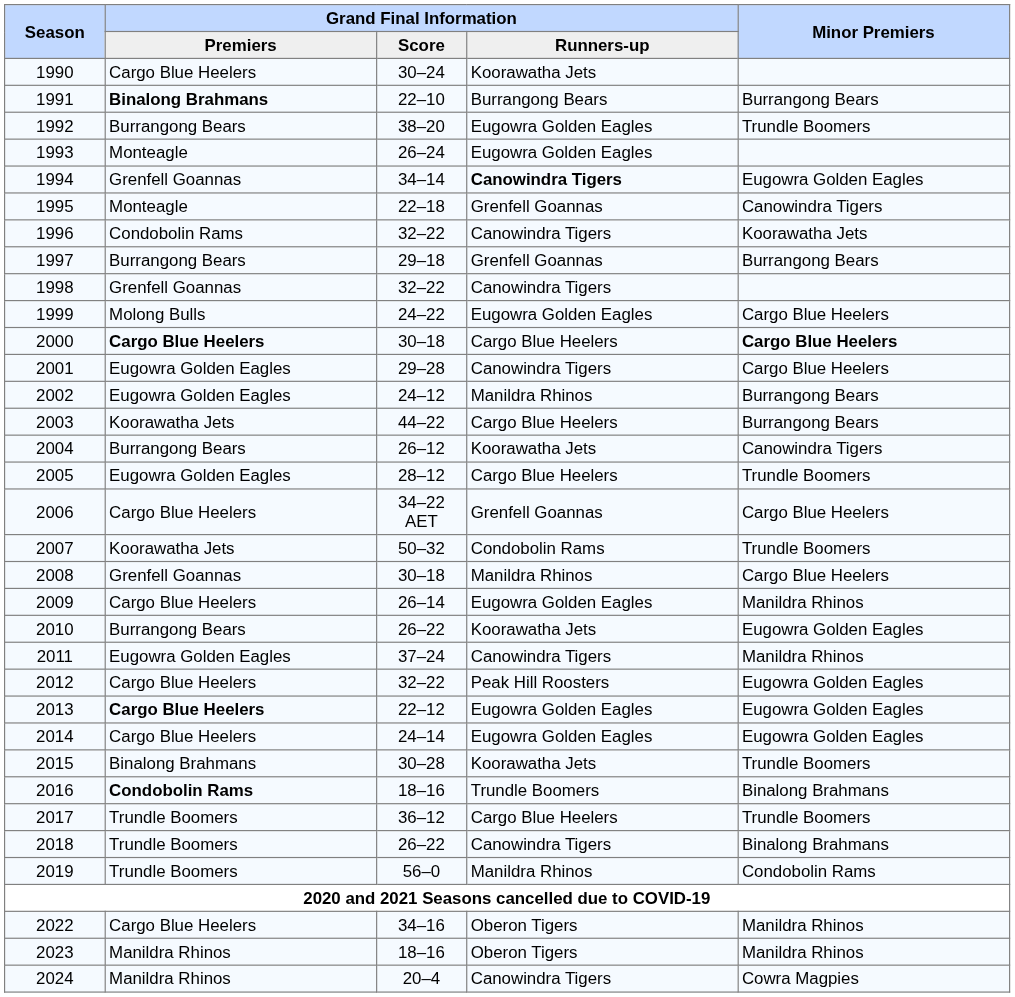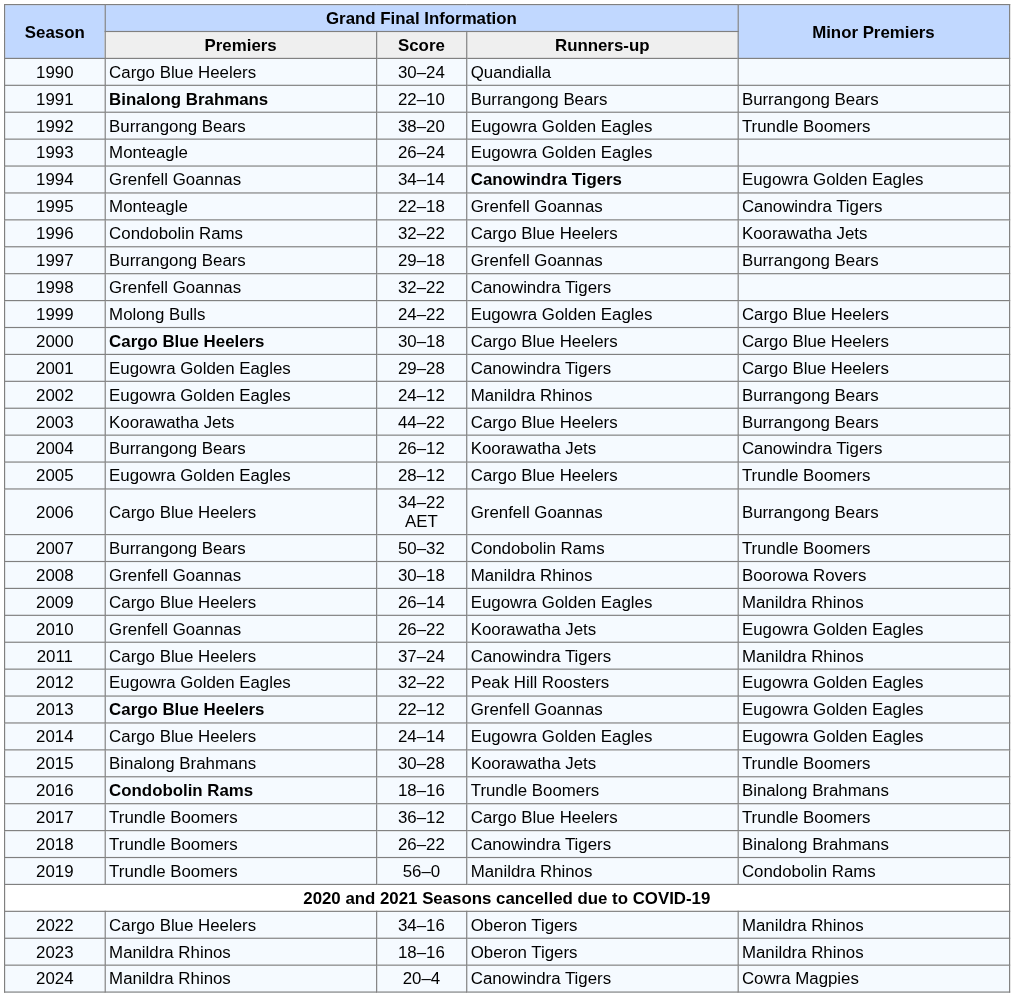(533, 72) Koorawatha Jets -> (511, 72) Quandialla
(541, 233) Canowindra Tigers -> (544, 233) Cargo Blue Heelers
(820, 341) bold -> (815, 341) normal
(815, 512) Cargo Blue Heelers -> (810, 512) Burrangong Bears
(172, 548) Koorawatha Jets -> (177, 548) Burrangong Bears
(815, 575) Cargo Blue Heelers -> (804, 575) Boorowa Rovers
(177, 629) Burrangong Bears -> (175, 629) Grenfell Goannas
(200, 656) Eugowra Golden Eagles -> (183, 656) Cargo Blue Heelers
(183, 683) Cargo Blue Heelers -> (200, 683) Eugowra Golden Eagles
(562, 710) Eugowra Golden Eagles -> (537, 710) Grenfell Goannas
